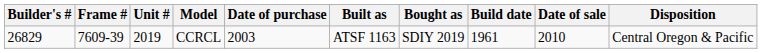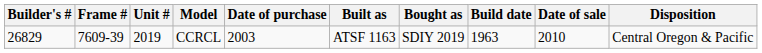(485, 37) 1961 -> (485, 37) 1963
